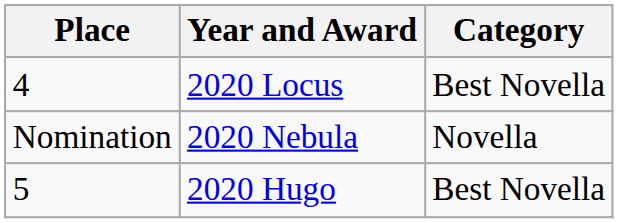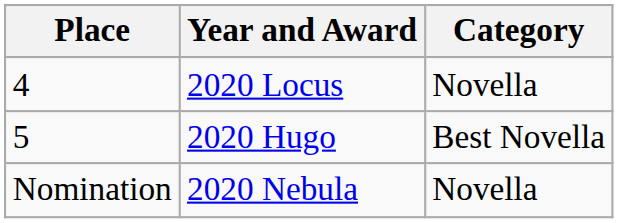(519, 83) Best Novella -> (485, 83) Novella
rows swapped: (261, 189) <-> (273, 136)
